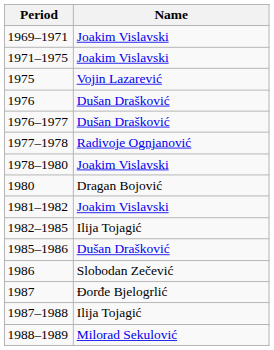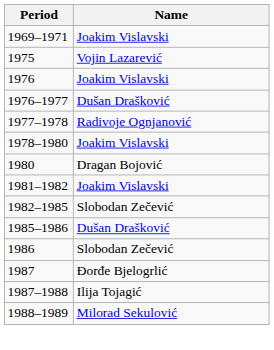- row: (38, 57)
(123, 100) Dušan Drašković -> (123, 79) Joakim Vislavski
(109, 228) Ilija Tojagić -> (125, 206) Slobodan Zečević
